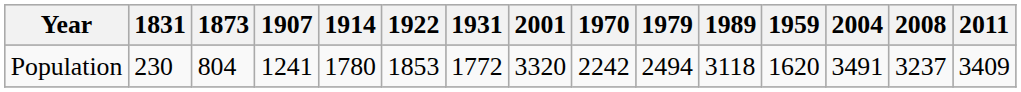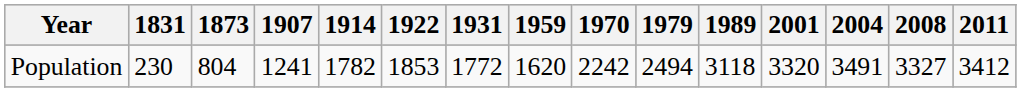columns swapped: (794, 24) <-> (540, 24)
(350, 65) 1780 -> (350, 65) 1782
(921, 65) 3237 -> (921, 65) 3327
(984, 65) 3409 -> (984, 65) 3412
